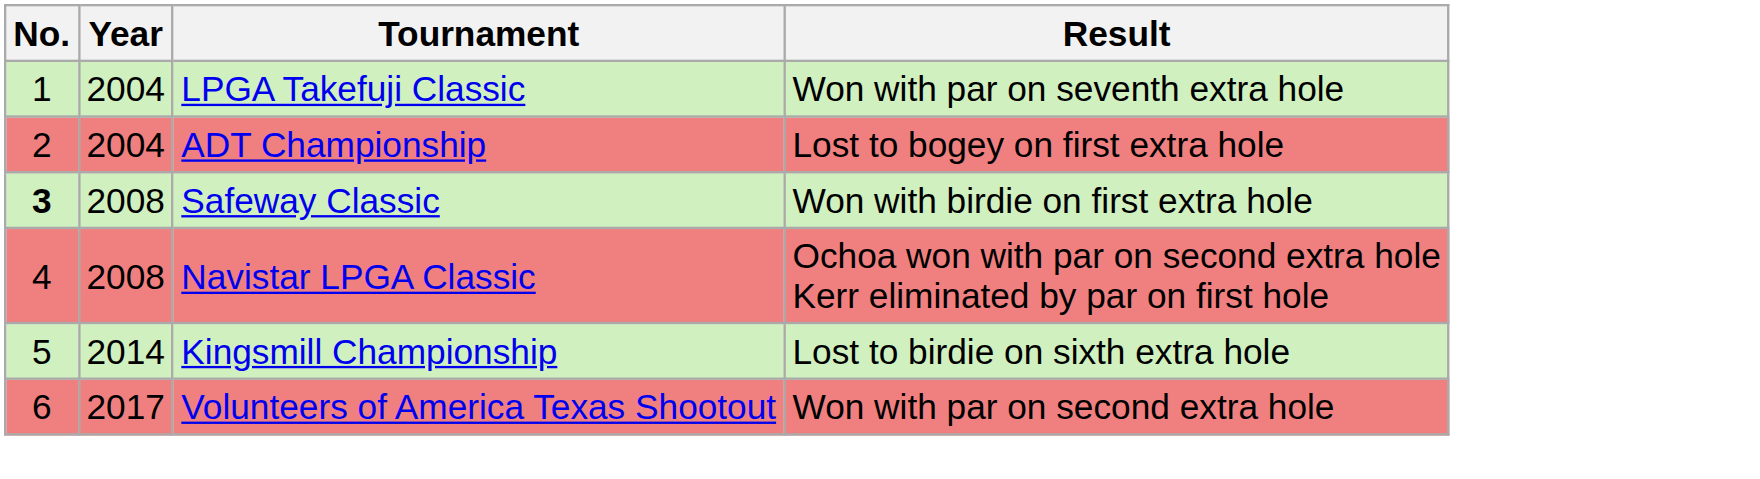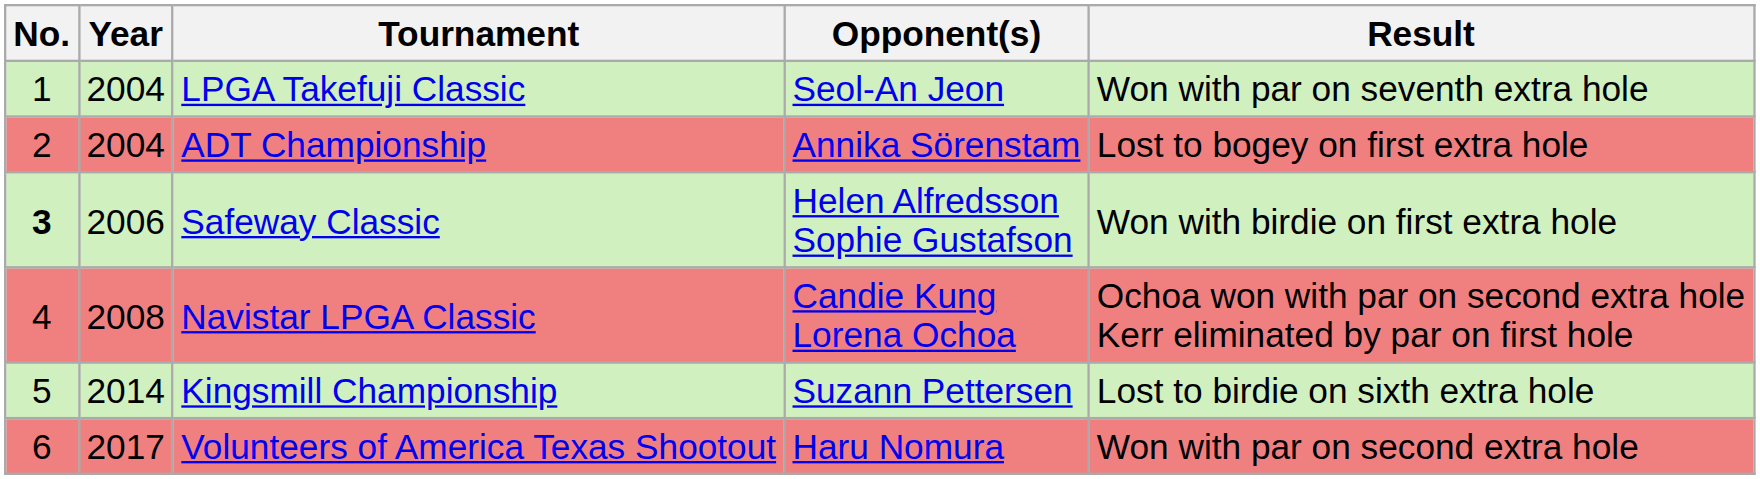+ column: (936, 33)
(126, 201) 2008 -> (126, 220) 2006
